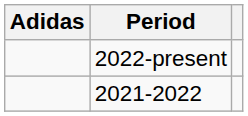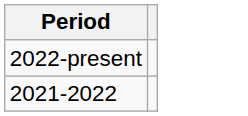- column: (47, 22)
